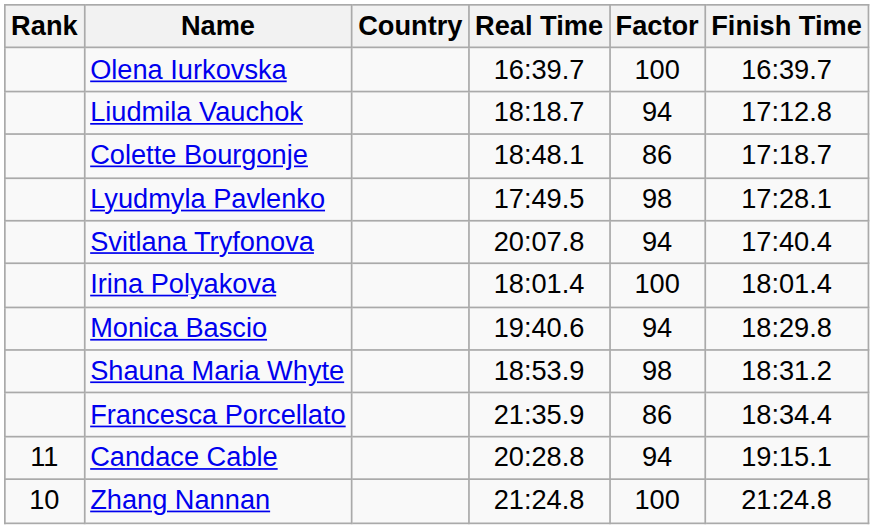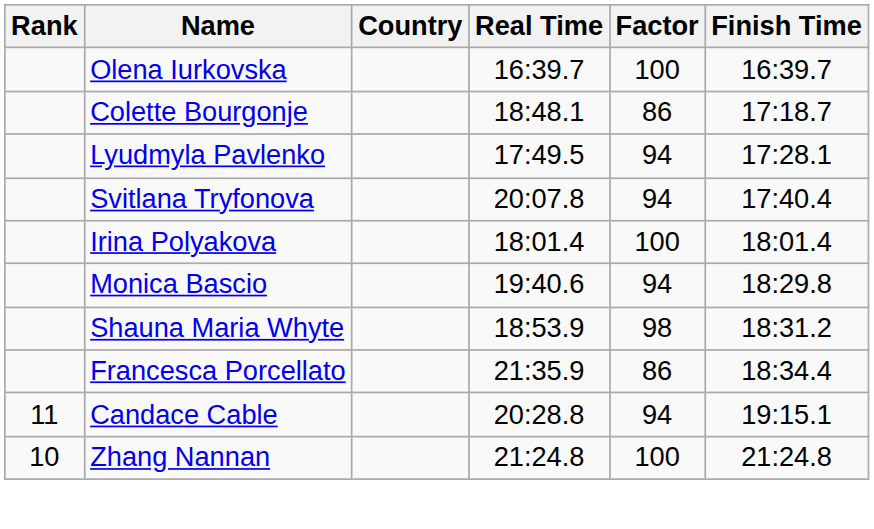- row: (197, 112)
(657, 198) 98 -> (657, 155) 94
